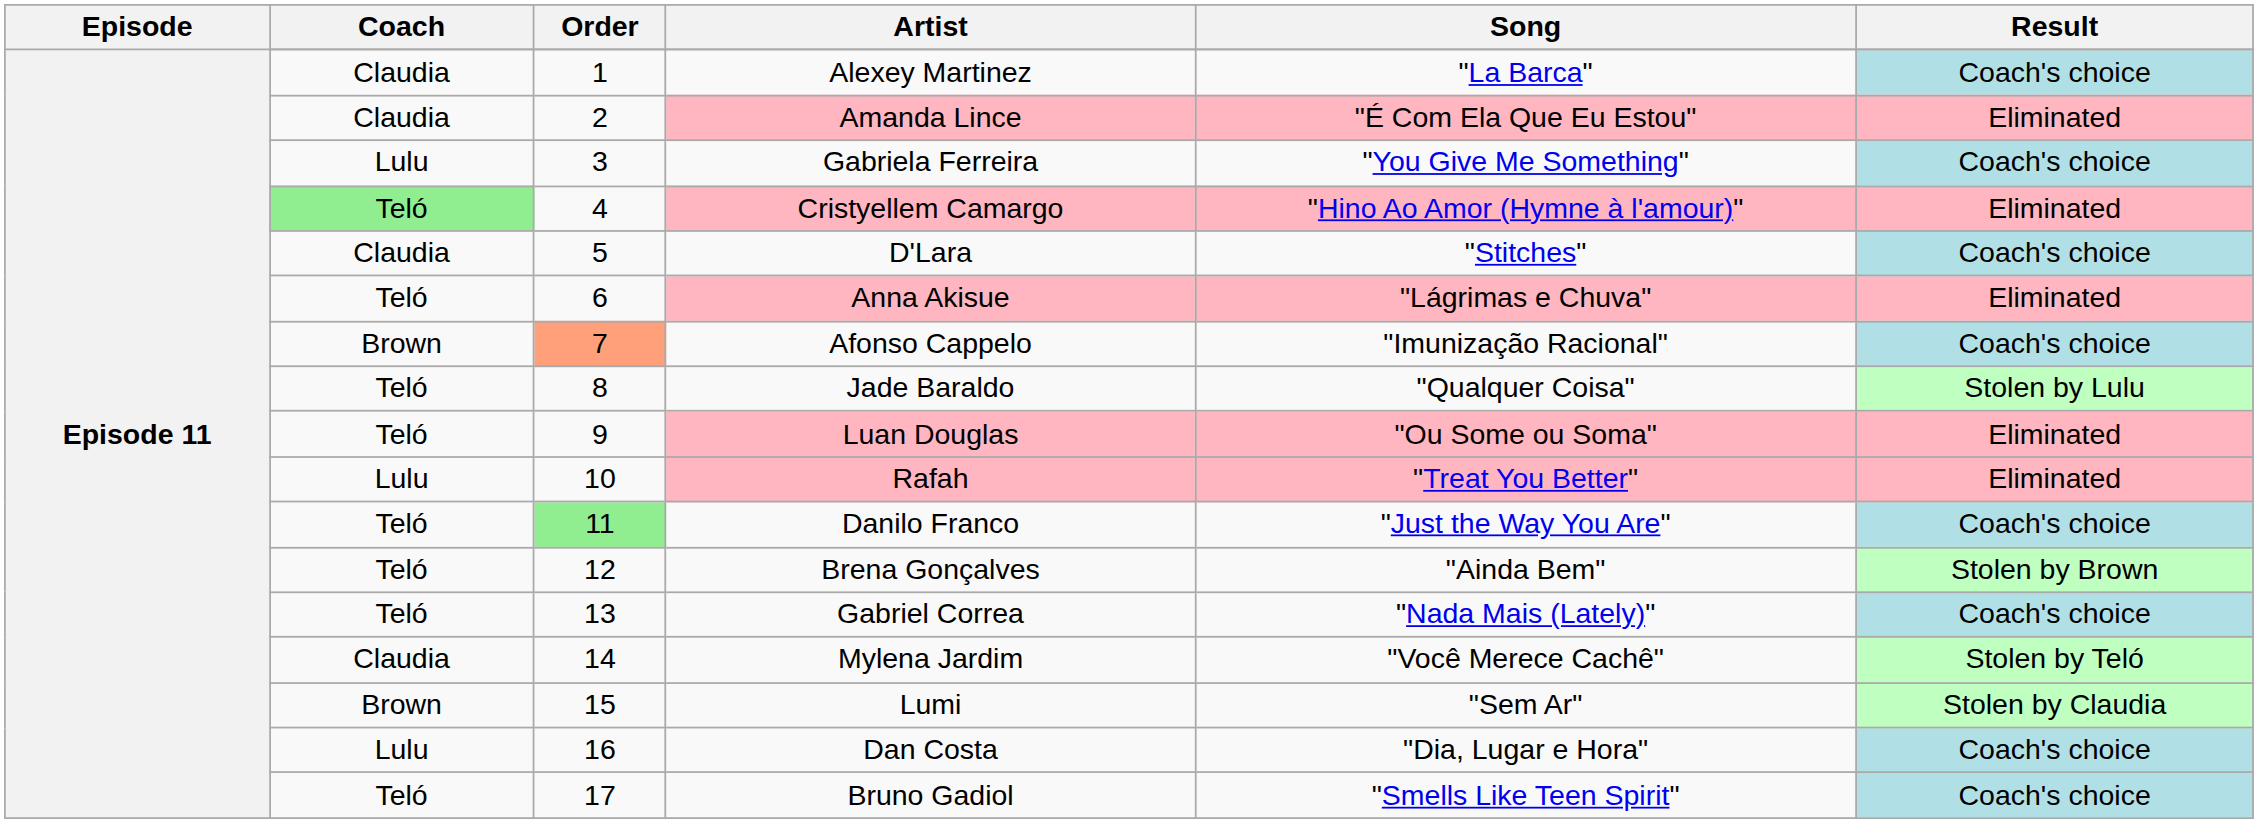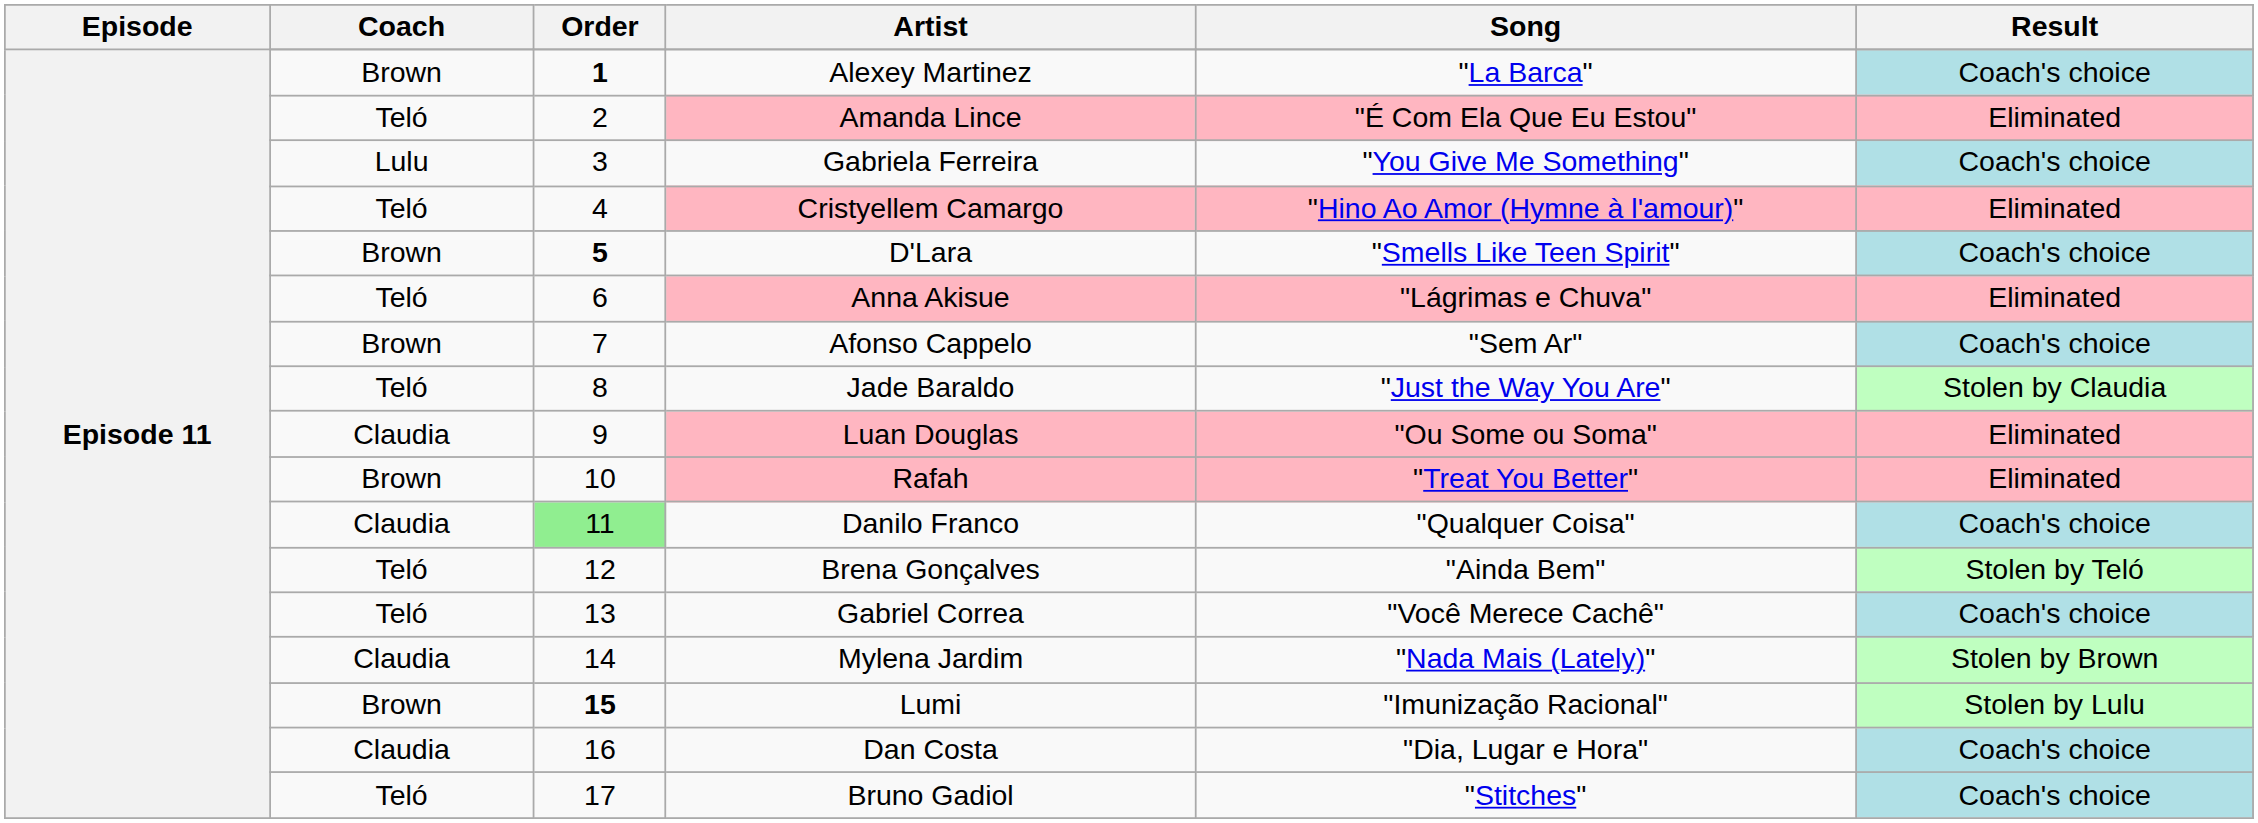(402, 72) Claudia -> (402, 72) Brown
(600, 72) normal -> (600, 72) bold
(402, 117) Claudia -> (402, 117) Teló
(402, 207) lightgreen background -> (402, 207) no background
(402, 252) Claudia -> (402, 252) Brown
(600, 252) normal -> (600, 252) bold
(1526, 252) "Stitches" -> (1526, 252) "Smells Like Teen Spirit"
(600, 343) lightsalmon background -> (600, 343) no background
(1526, 343) "Imunização Racional" -> (1526, 343) "Sem Ar"
(1526, 388) "Qualquer Coisa" -> (1526, 388) "Just the Way You Are"
(2055, 388) Stolen by Lulu -> (2055, 388) Stolen by Claudia
(402, 433) Teló -> (402, 433) Claudia
(402, 478) Lulu -> (402, 478) Brown
(402, 523) Teló -> (402, 523) Claudia
(1526, 523) "Just the Way You Are" -> (1526, 523) "Qualquer Coisa"
(2055, 569) Stolen by Brown -> (2055, 569) Stolen by Teló
(1526, 614) "Nada Mais (Lately)" -> (1526, 614) "Você Merece Cachê"
(1526, 659) "Você Merece Cachê" -> (1526, 659) "Nada Mais (Lately)"
(2055, 659) Stolen by Teló -> (2055, 659) Stolen by Brown
(600, 704) normal -> (600, 704) bold
(1526, 704) "Sem Ar" -> (1526, 704) "Imunização Racional"
(2055, 704) Stolen by Claudia -> (2055, 704) Stolen by Lulu
(402, 749) Lulu -> (402, 749) Claudia
(1526, 794) "Smells Like Teen Spirit" -> (1526, 794) "Stitches"
